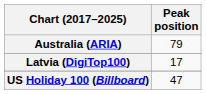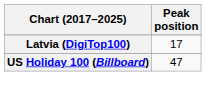- row: (78, 44)
